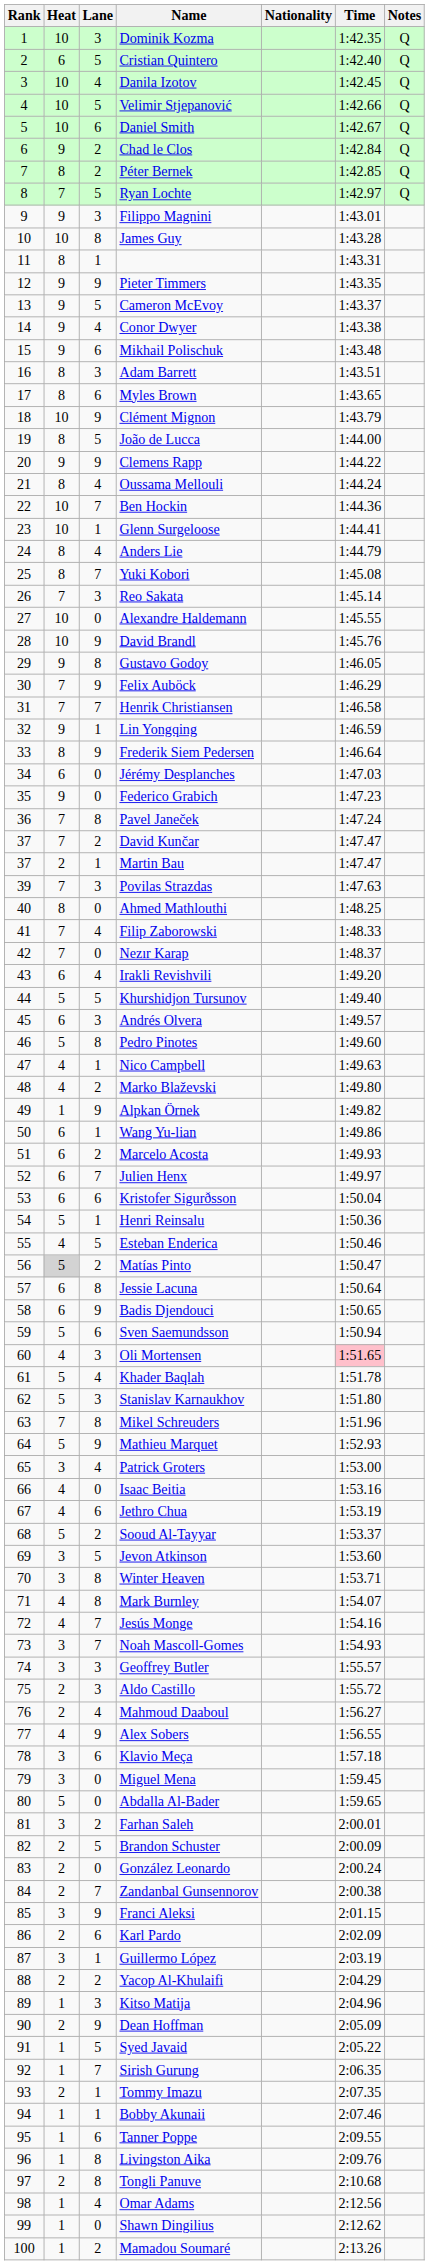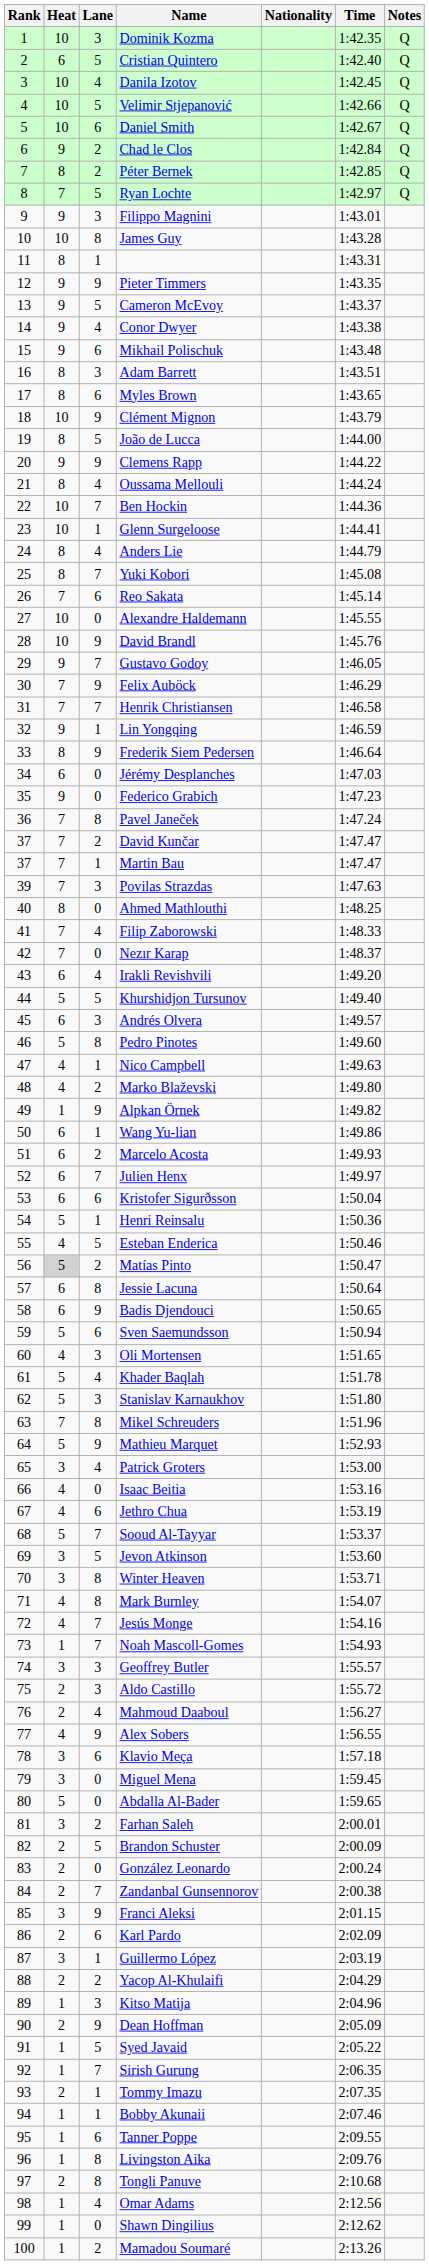(98, 596) 3 -> (98, 596) 6
(98, 663) 8 -> (98, 663) 7
(62, 864) 2 -> (62, 864) 7
(360, 1355) pink background -> (360, 1355) no background
(98, 1534) 2 -> (98, 1534) 7
(62, 1645) 3 -> (62, 1645) 1
